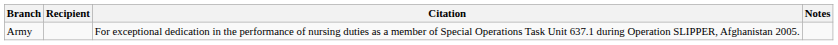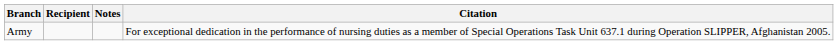columns swapped: (447, 13) <-> (818, 13)
